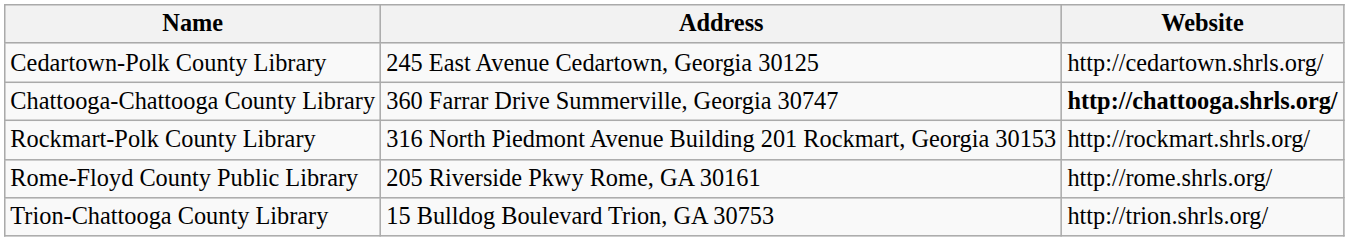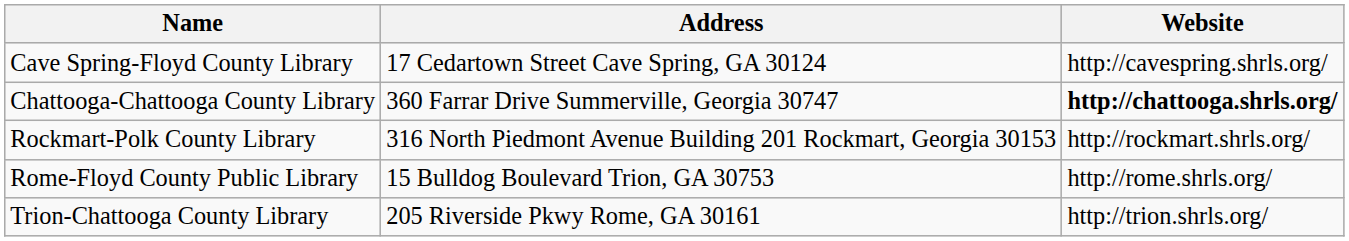+ row: (182, 62)
- row: (168, 62)
(573, 178) 205 Riverside Pkwy Rome, GA 30161 -> (580, 178) 15 Bulldog Boulevard Trion, GA 30753
(580, 216) 15 Bulldog Boulevard Trion, GA 30753 -> (573, 216) 205 Riverside Pkwy Rome, GA 30161
